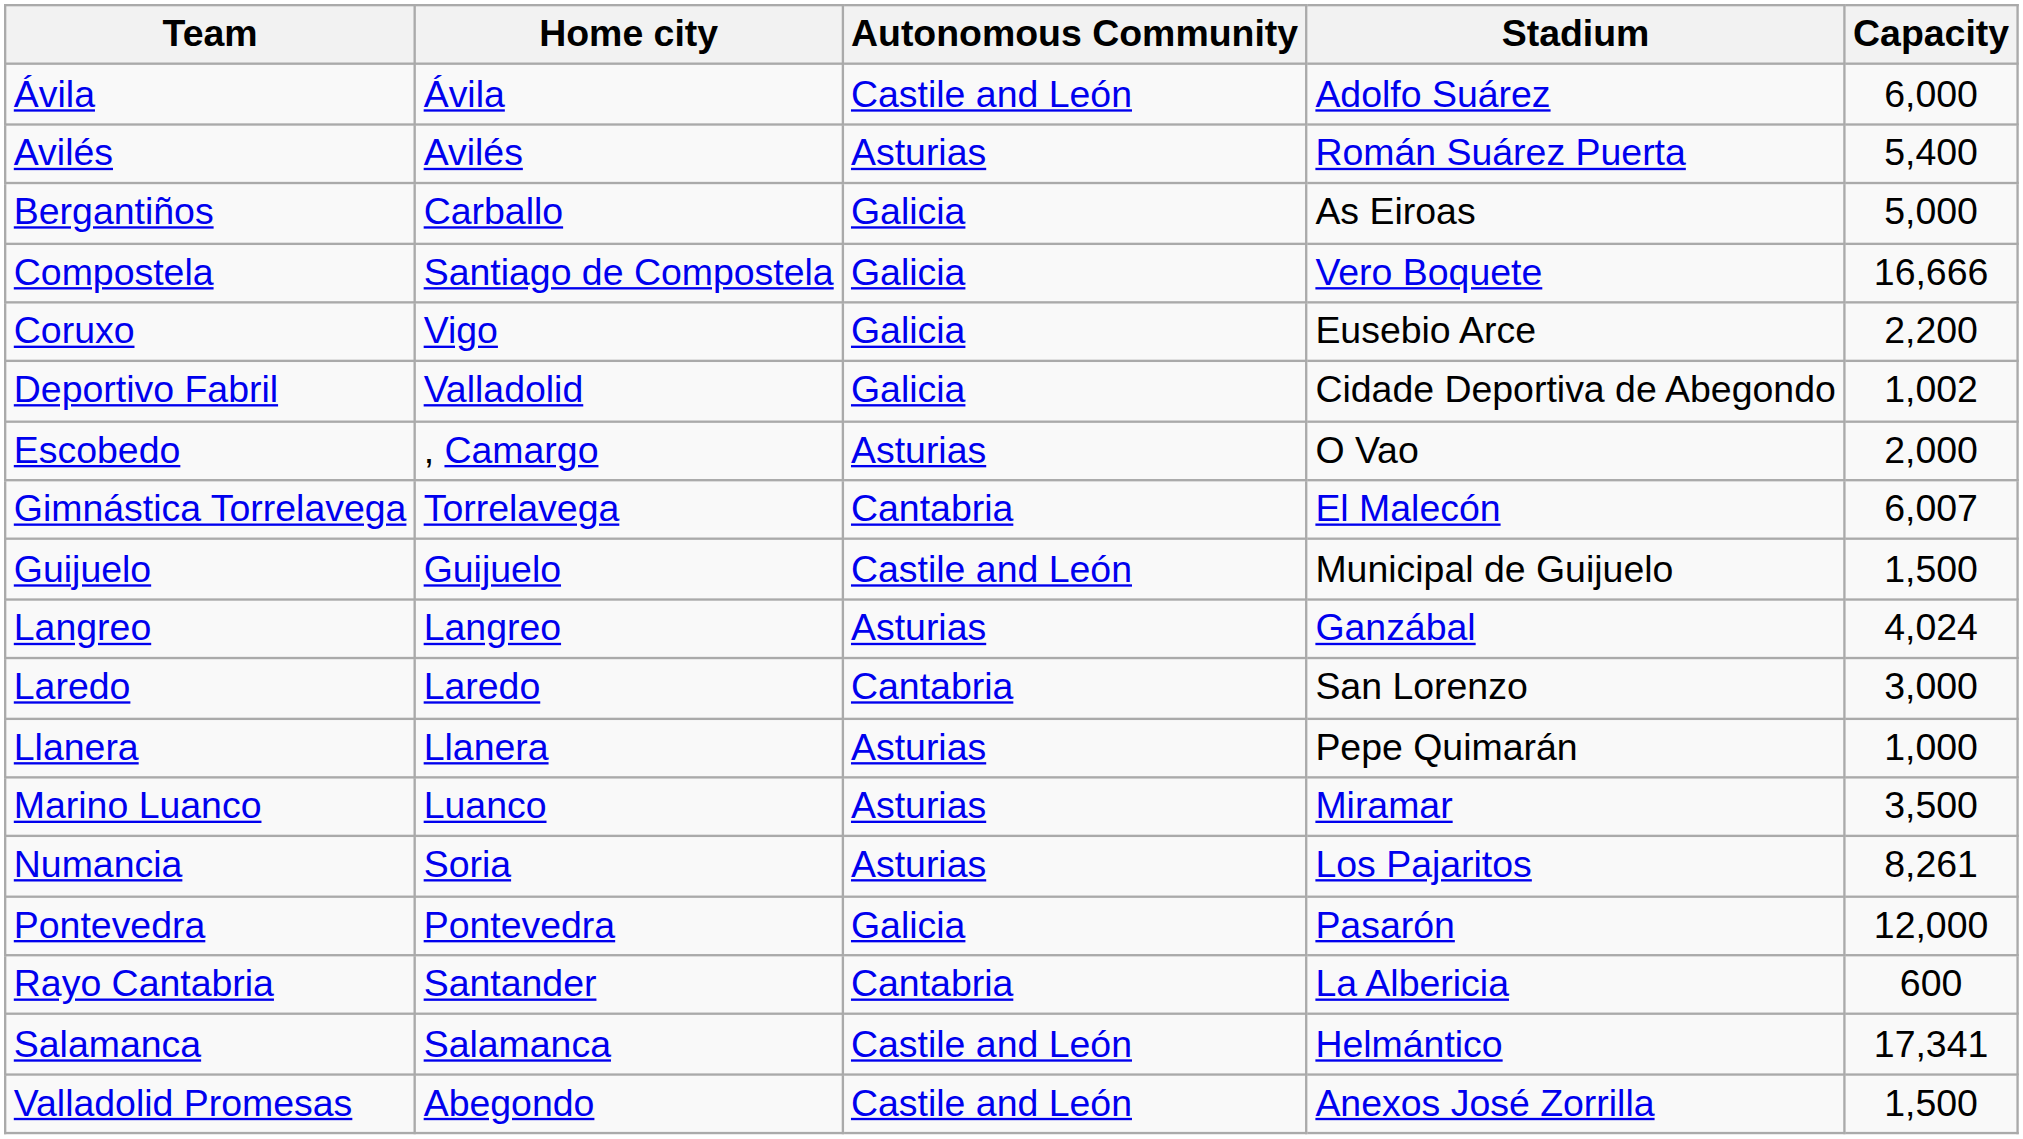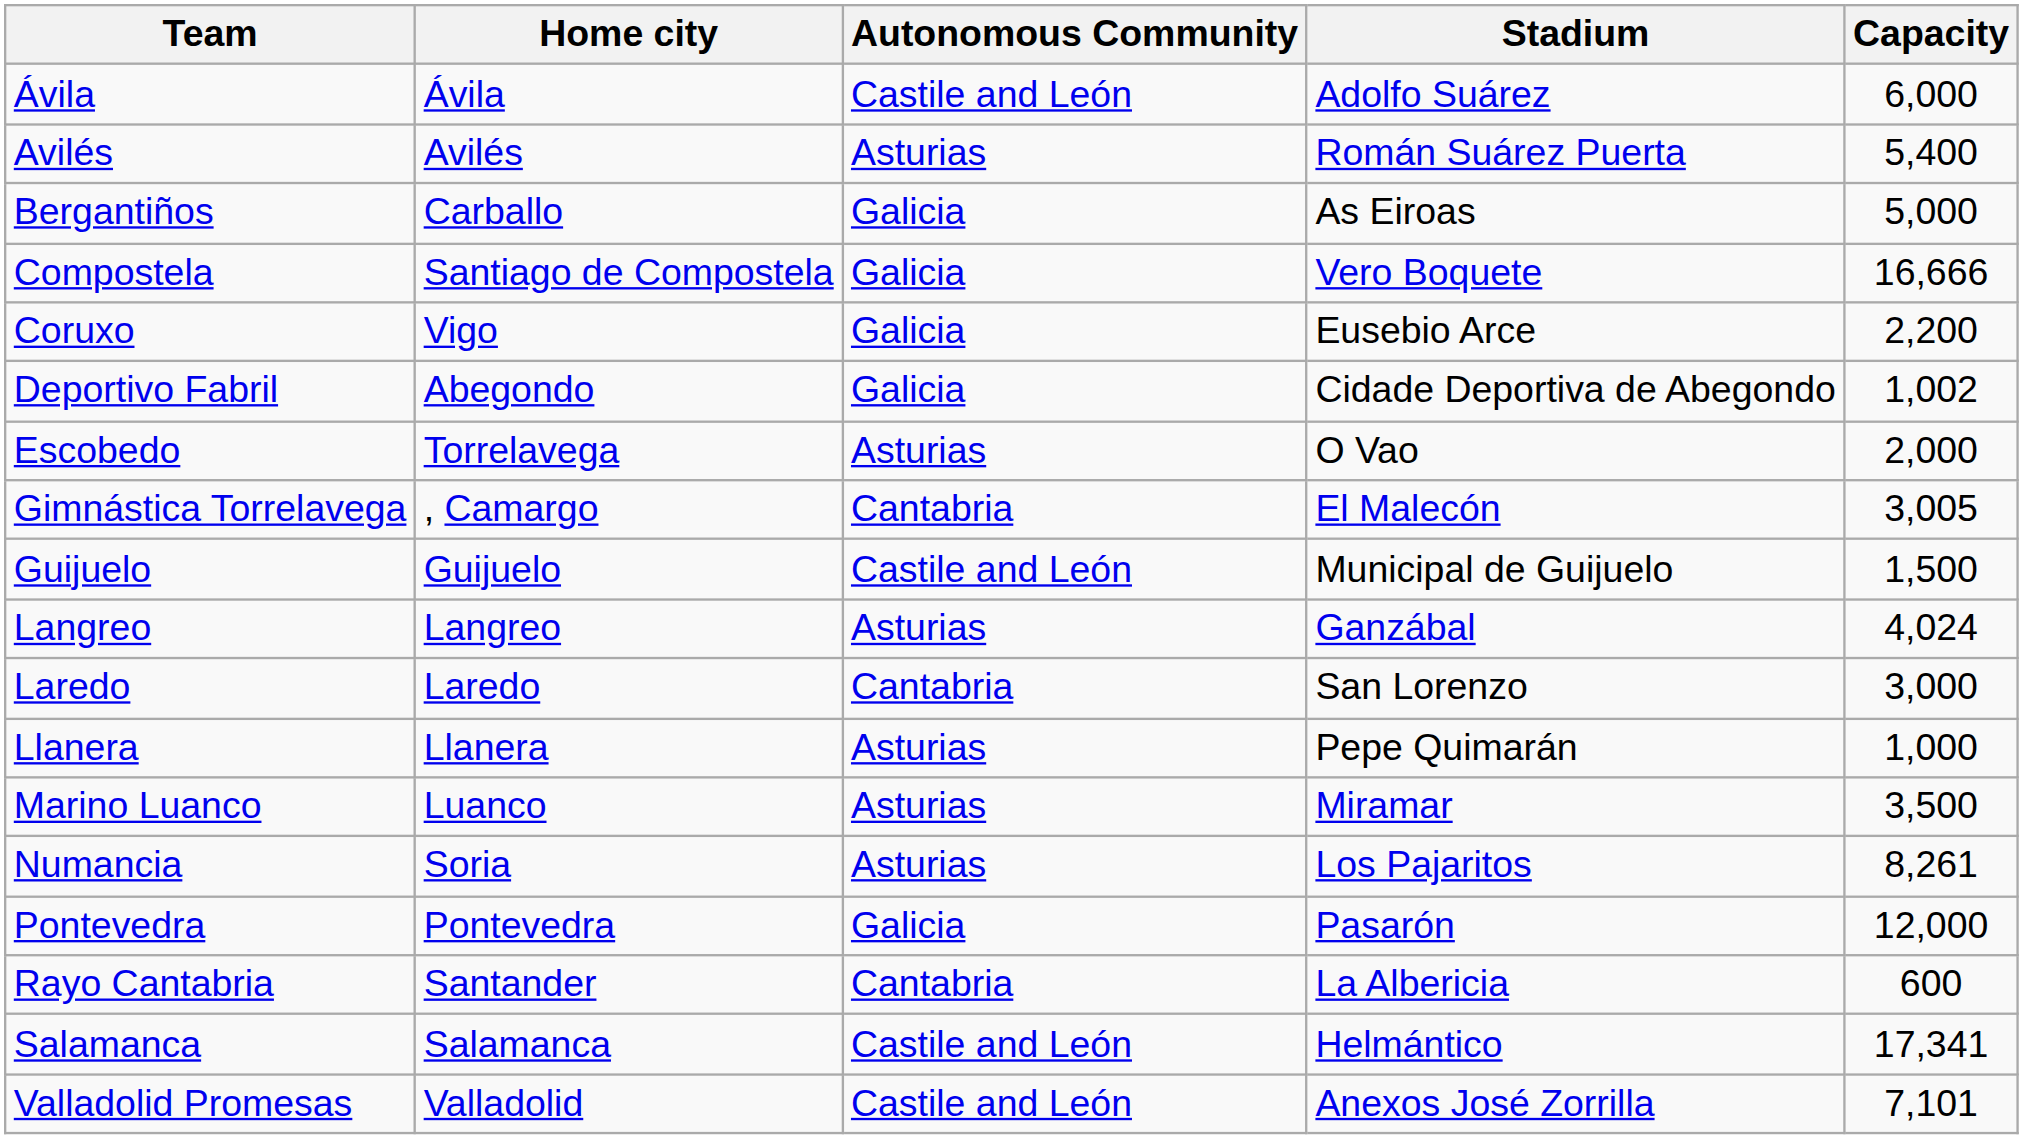(503, 390) Valladolid -> (509, 390) Abegondo
(511, 449) , Camargo -> (521, 449) Torrelavega
(521, 509) Torrelavega -> (511, 509) , Camargo
(1931, 509) 6,007 -> (1931, 509) 3,005
(509, 1102) Abegondo -> (503, 1102) Valladolid
(1931, 1102) 1,500 -> (1931, 1102) 7,101
